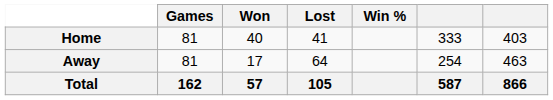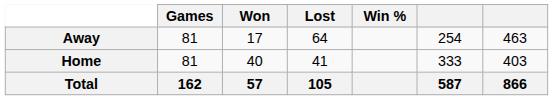rows swapped: (81, 38) <-> (81, 61)
